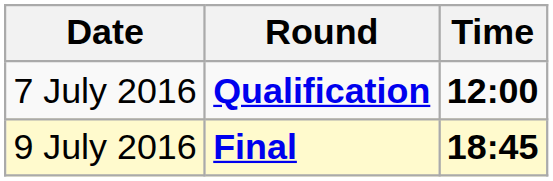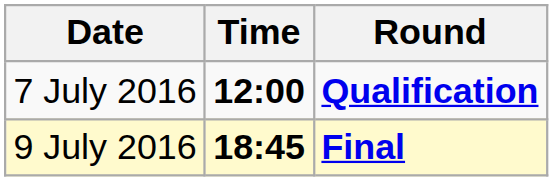columns swapped: (493, 32) <-> (322, 32)
